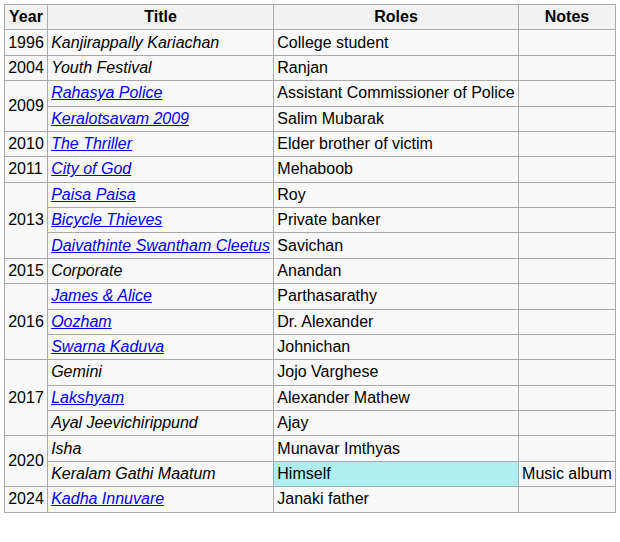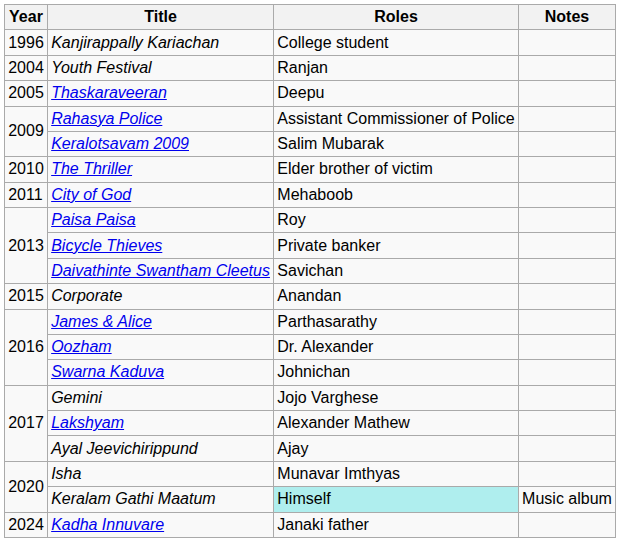+ row: (109, 93)
